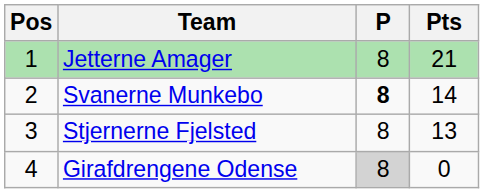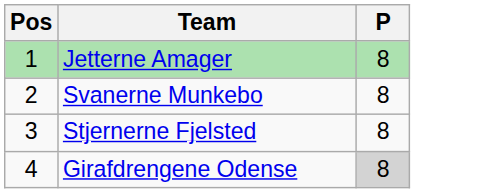- column: (444, 22)
(383, 95) bold -> (383, 95) normal
